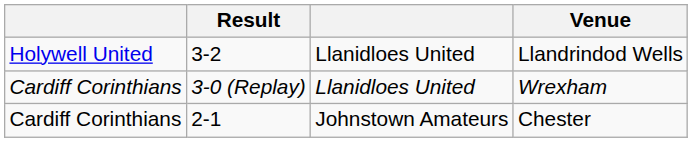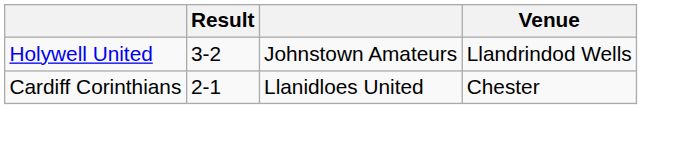(395, 53) Llanidloes United -> (361, 53) Johnstown Amateurs
- row: (562, 86)
(412, 119) Johnstown Amateurs -> (344, 86) Llanidloes United
